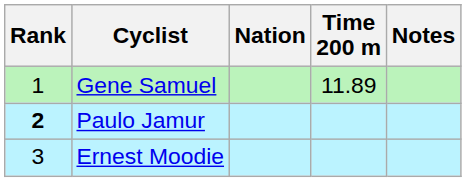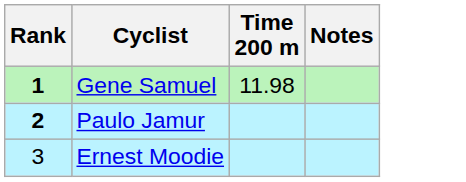- column: (270, 35)
(38, 84) normal -> (38, 84) bold
(349, 84) 11.89 -> (267, 84) 11.98
